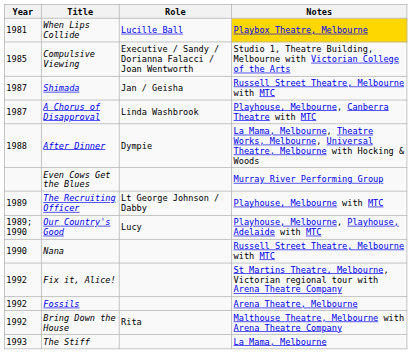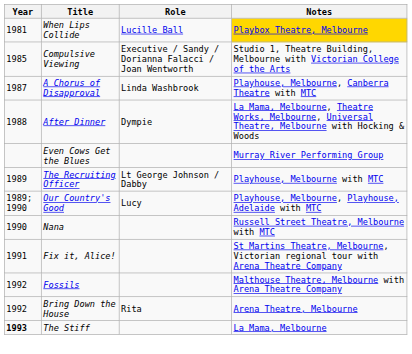- row: (61, 88)
(17, 280) 1992 -> (17, 256) 1991
(296, 304) Arena Theatre, Melbourne -> (319, 285) Malthouse Theatre, Melbourne with Arena Theatre Company
(319, 323) Malthouse Theatre, Melbourne with Arena Theatre Company -> (296, 309) Arena Theatre, Melbourne
(17, 342) normal -> (17, 328) bold
